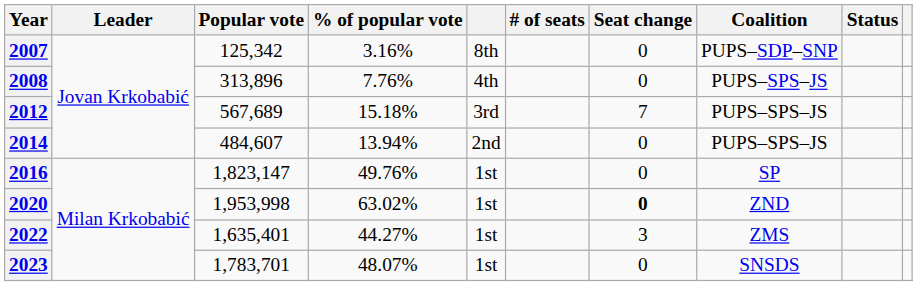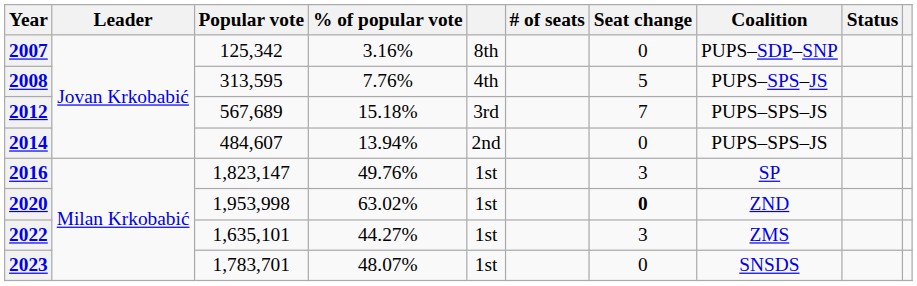(251, 81) 313,896 -> (251, 81) 313,595
(643, 81) 0 -> (643, 81) 5
(643, 173) 0 -> (643, 173) 3
(251, 234) 1,635,401 -> (251, 234) 1,635,101
